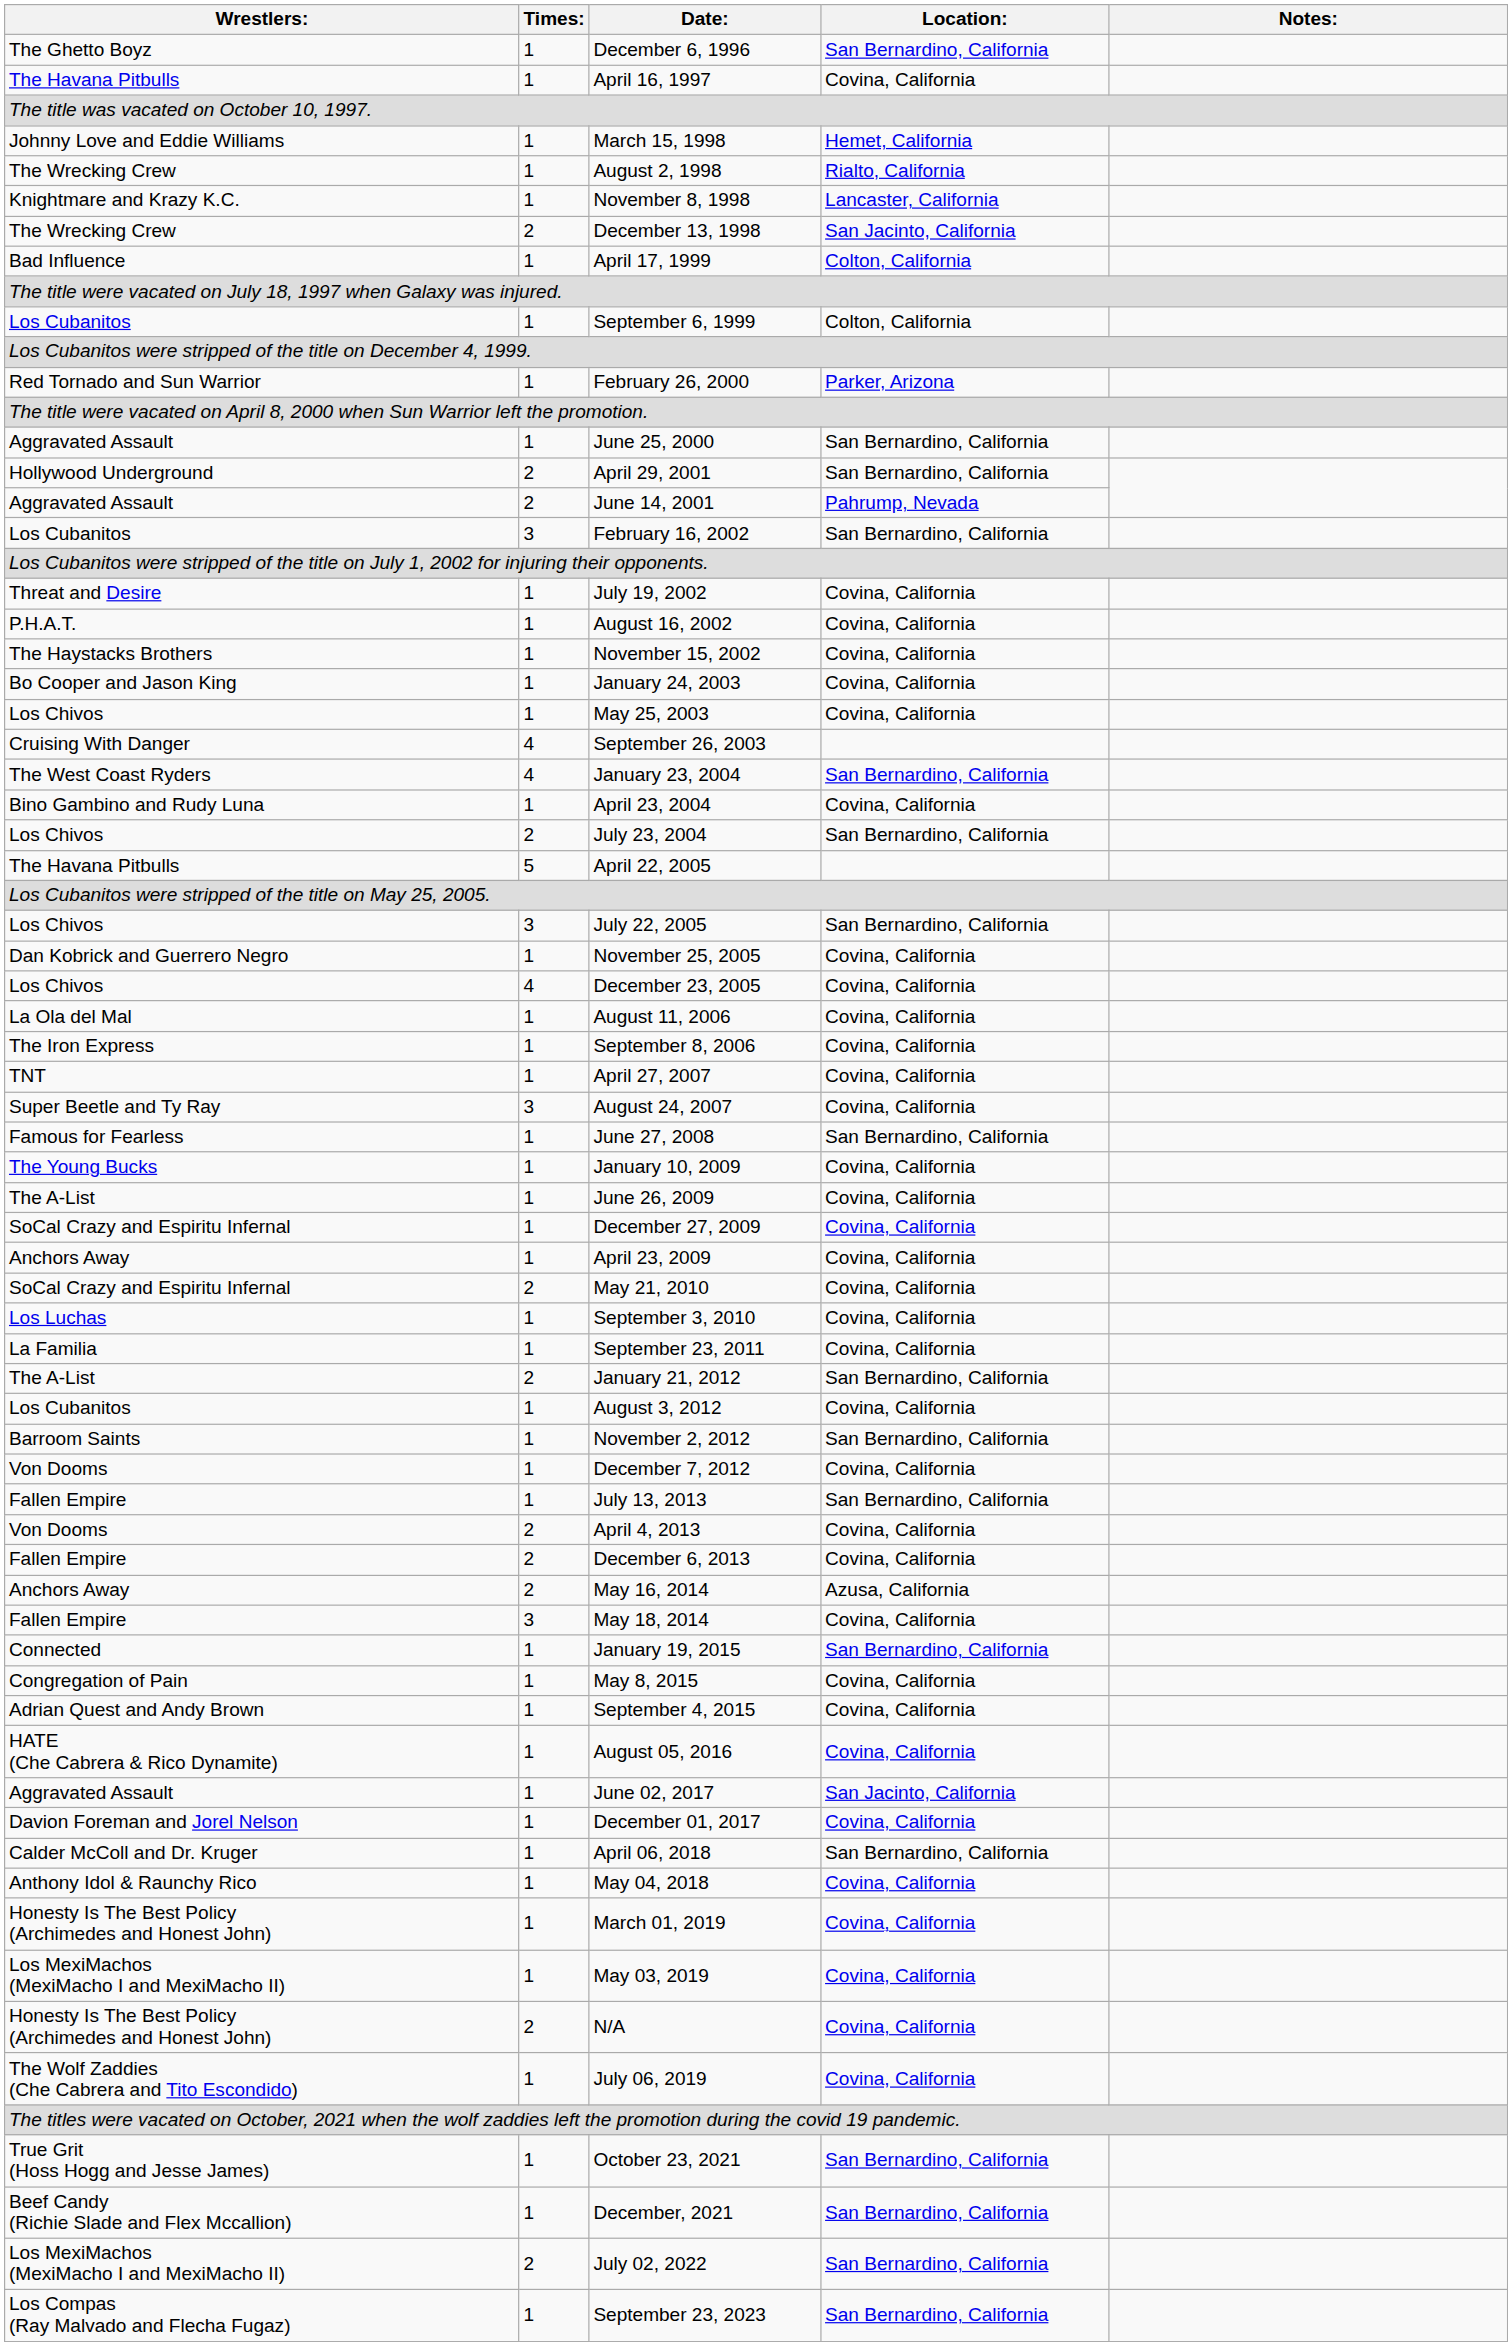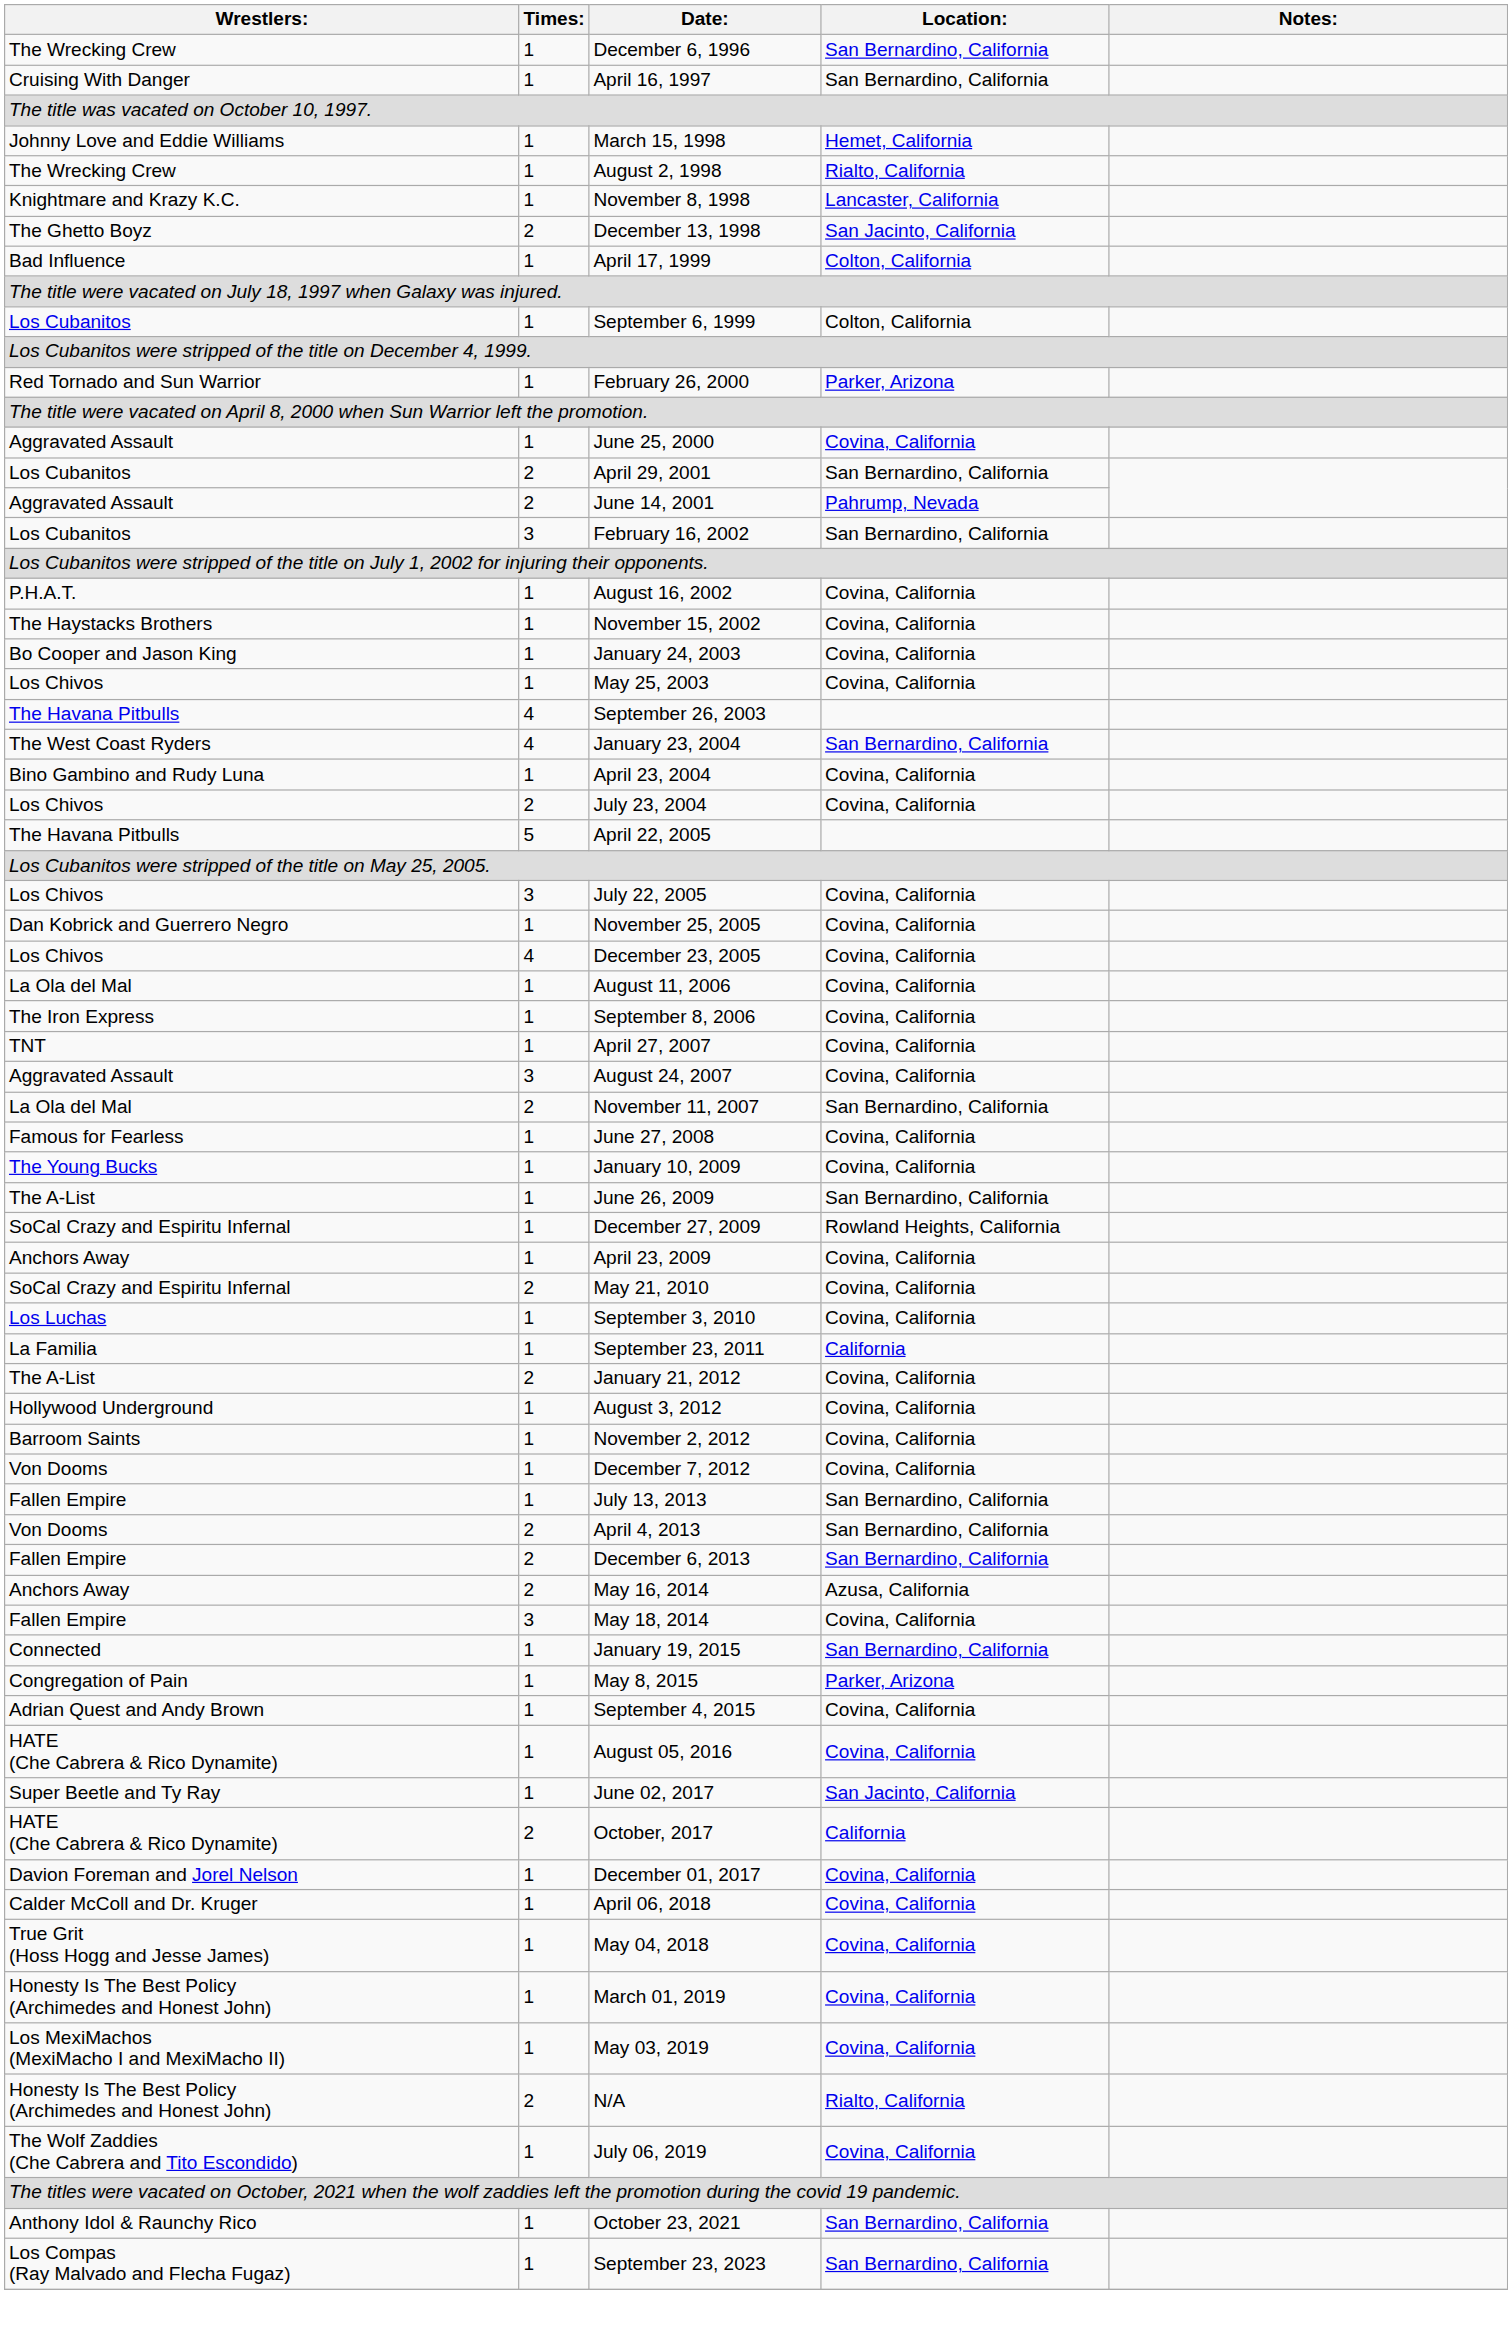(80, 49) The Ghetto Boyz -> (92, 49) The Wrecking Crew
(94, 79) The Havana Pitbulls -> (99, 79) Cruising With Danger
(900, 79) Covina, California -> (937, 79) San Bernardino, California
(92, 230) The Wrecking Crew -> (80, 230) The Ghetto Boyz
(937, 442) San Bernardino, California -> (900, 442) Covina, California
(111, 472) Hollywood Underground -> (70, 472) Los Cubanitos
- row: (650, 593)
(99, 744) Cruising With Danger -> (94, 714) The Havana Pitbulls
(937, 834) San Bernardino, California -> (900, 804) Covina, California
(937, 925) San Bernardino, California -> (900, 895) Covina, California
(115, 1106) Super Beetle and Ty Ray -> (91, 1076) Aggravated Assault
+ row: (676, 1106)
(937, 1136) San Bernardino, California -> (900, 1136) Covina, California
(900, 1197) Covina, California -> (937, 1197) San Bernardino, California
(900, 1227) Covina, California -> (943, 1227) Rowland Heights, California
(900, 1348) Covina, California -> (865, 1348) California
(937, 1378) San Bernardino, California -> (900, 1378) Covina, California
(70, 1408) Los Cubanitos -> (111, 1408) Hollywood Underground
(937, 1438) San Bernardino, California -> (900, 1438) Covina, California
(900, 1529) Covina, California -> (937, 1529) San Bernardino, California
(900, 1559) Covina, California -> (937, 1559) San Bernardino, California
(900, 1680) Covina, California -> (890, 1680) Parker, Arizona
(91, 1792) Aggravated Assault -> (115, 1792) Super Beetle and Ty Ray
+ row: (653, 1833)
(937, 1852) San Bernardino, California -> (900, 1904) Covina, California
(133, 1882) Anthony Idol & Raunchy Rico -> (139, 1945) True Grit (Hoss Hogg and Jesse James)
(900, 2027) Covina, California -> (895, 2100) Rialto, California
(139, 2160) True Grit (Hoss Hogg and Jesse James) -> (133, 2222) Anthony Idol & Raunchy Rico
- row: (663, 2212)
- row: (650, 2263)
